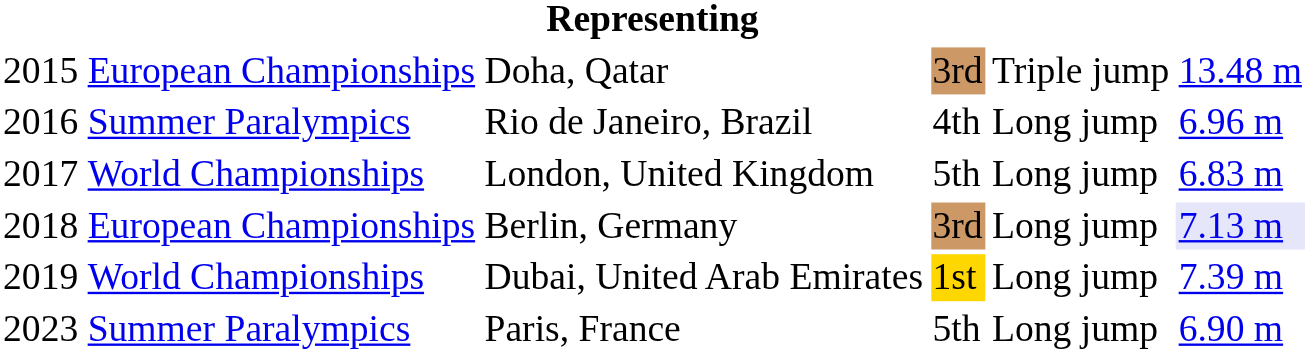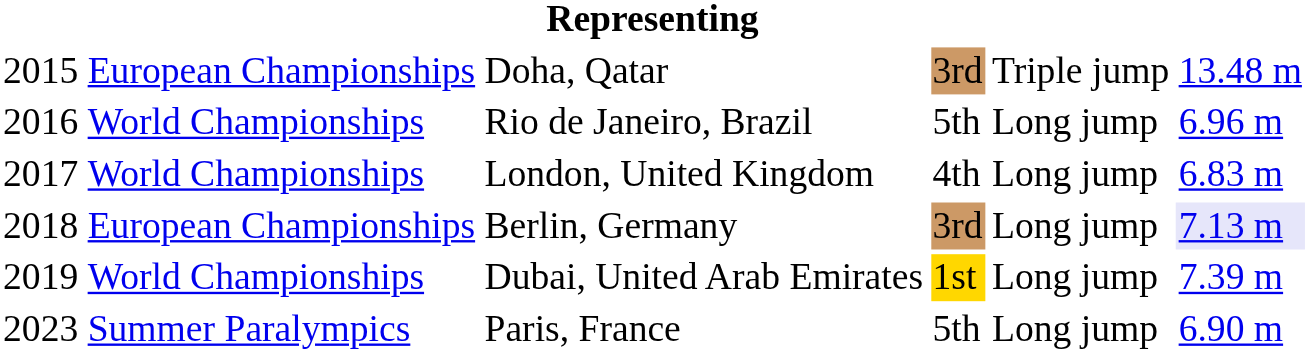(249, 121) Summer Paralympics -> (256, 121) World Championships
(957, 121) 4th -> (957, 121) 5th
(957, 173) 5th -> (957, 173) 4th
